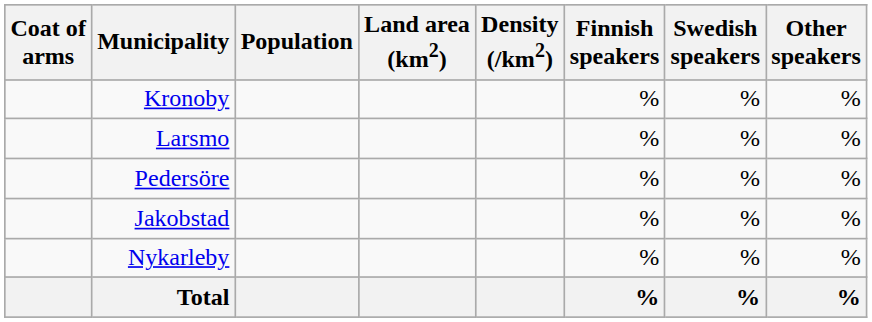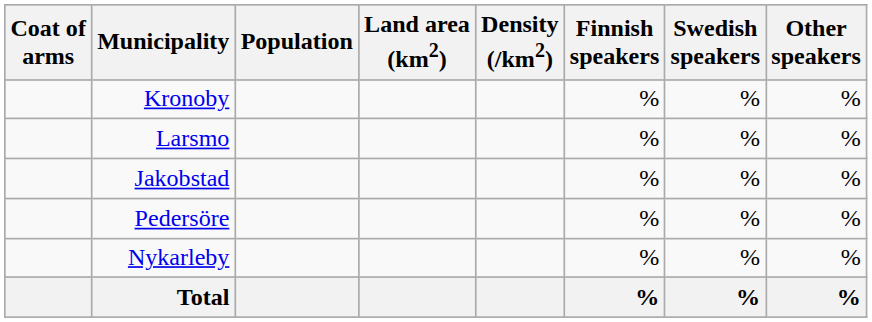rows swapped: (182, 178) <-> (182, 218)
